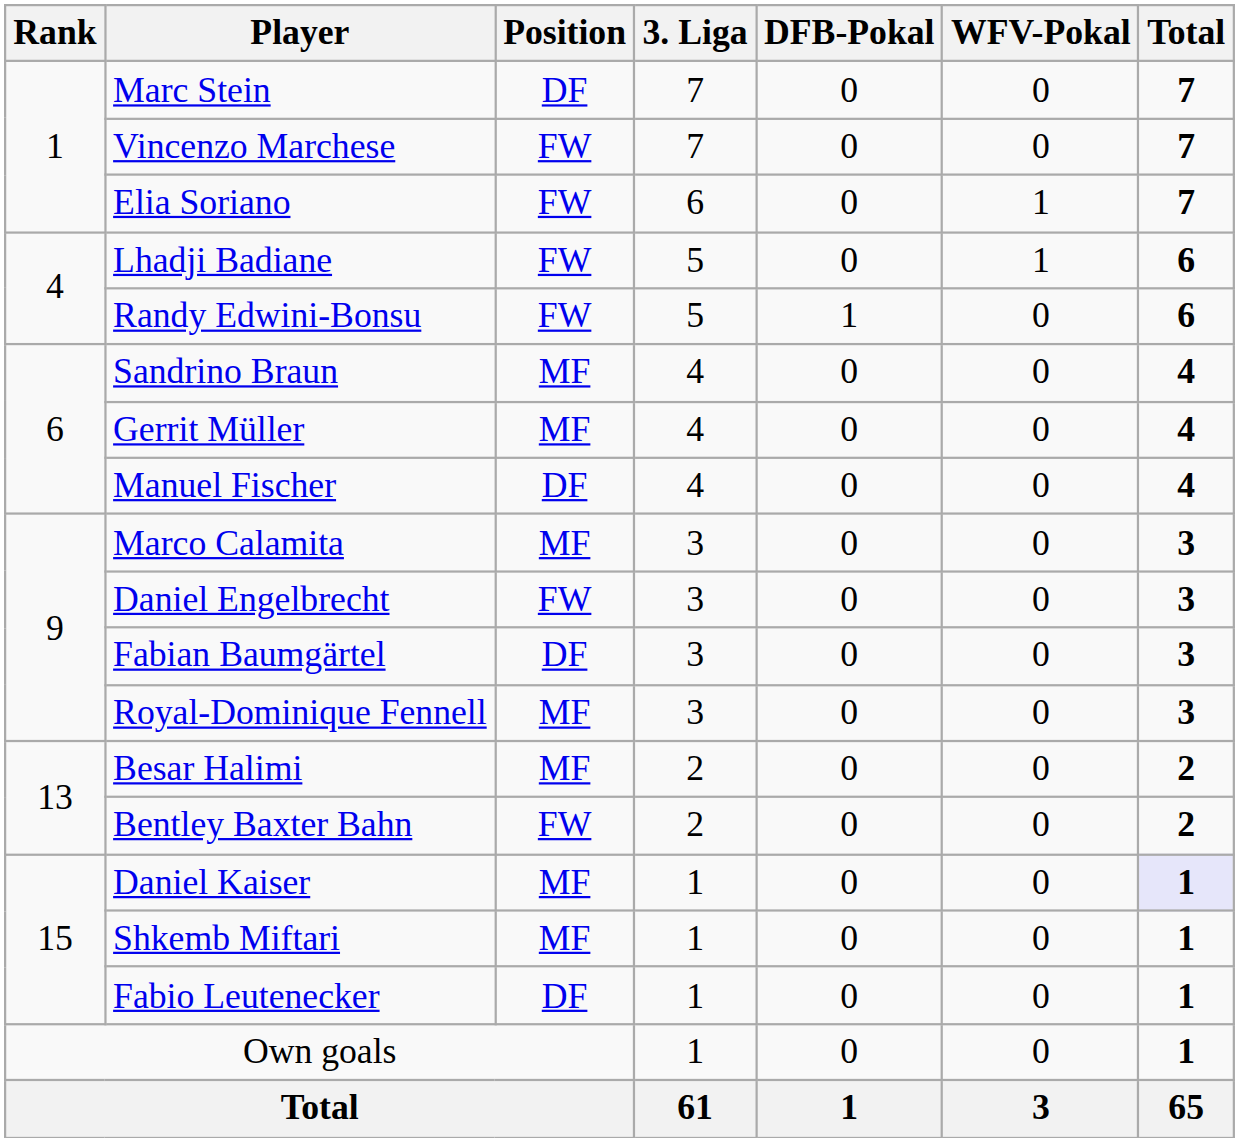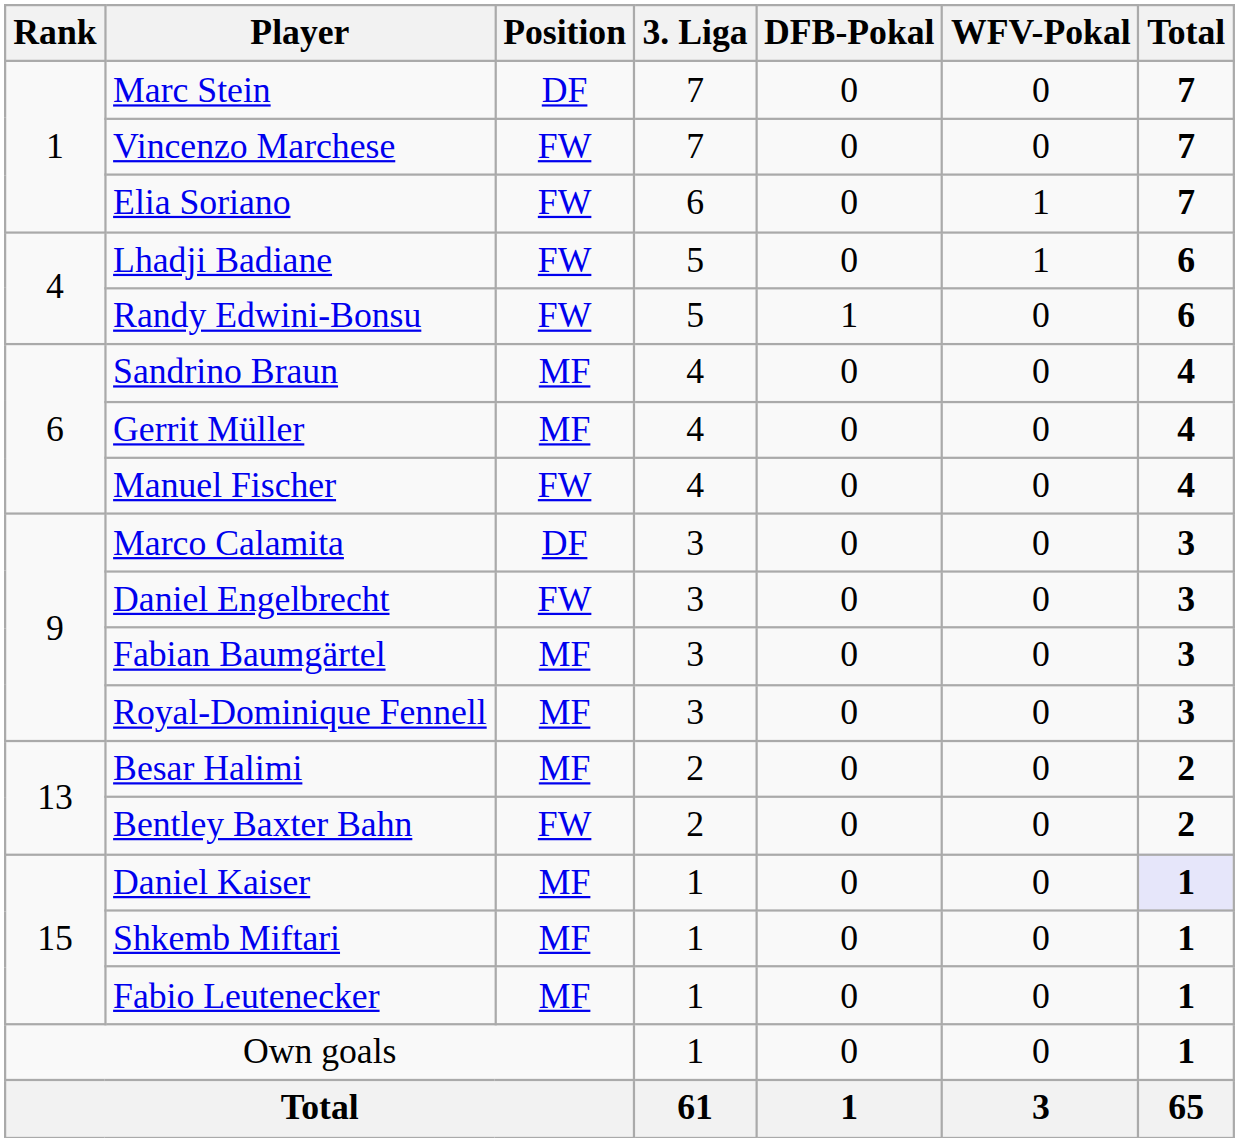(565, 485) DF -> (565, 485) FW
(565, 542) MF -> (565, 542) DF
(565, 655) DF -> (565, 655) MF
(565, 994) DF -> (565, 994) MF
